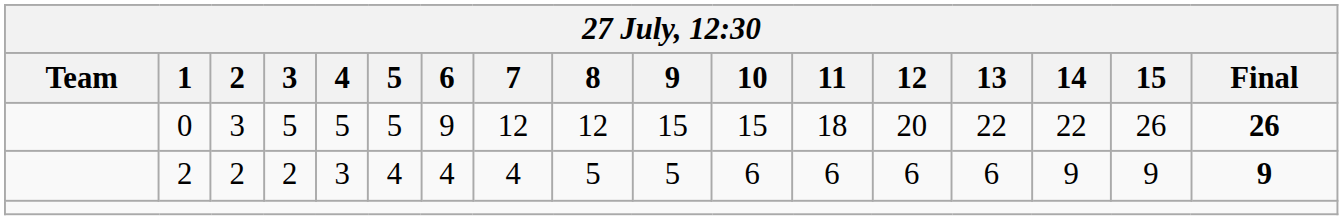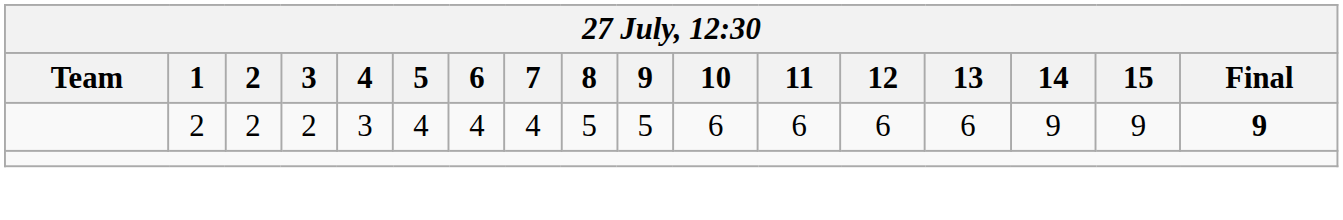- row: (185, 126)
